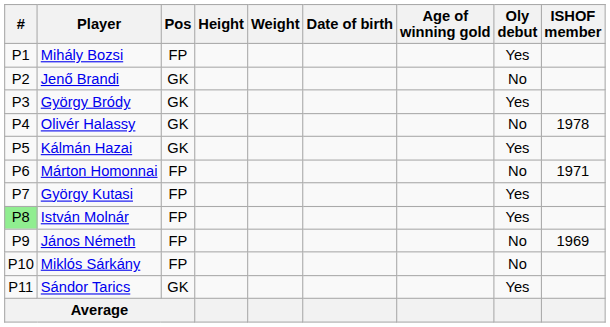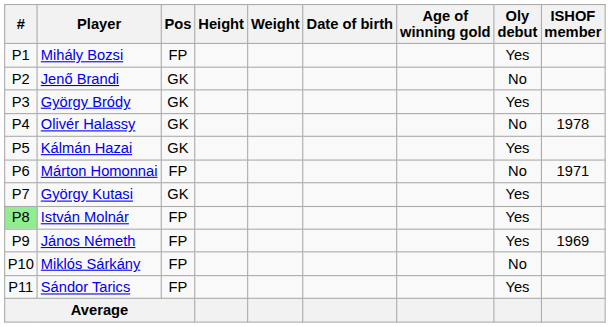(178, 194) FP -> (178, 194) GK
(517, 240) No -> (517, 240) Yes
(178, 287) GK -> (178, 287) FP
